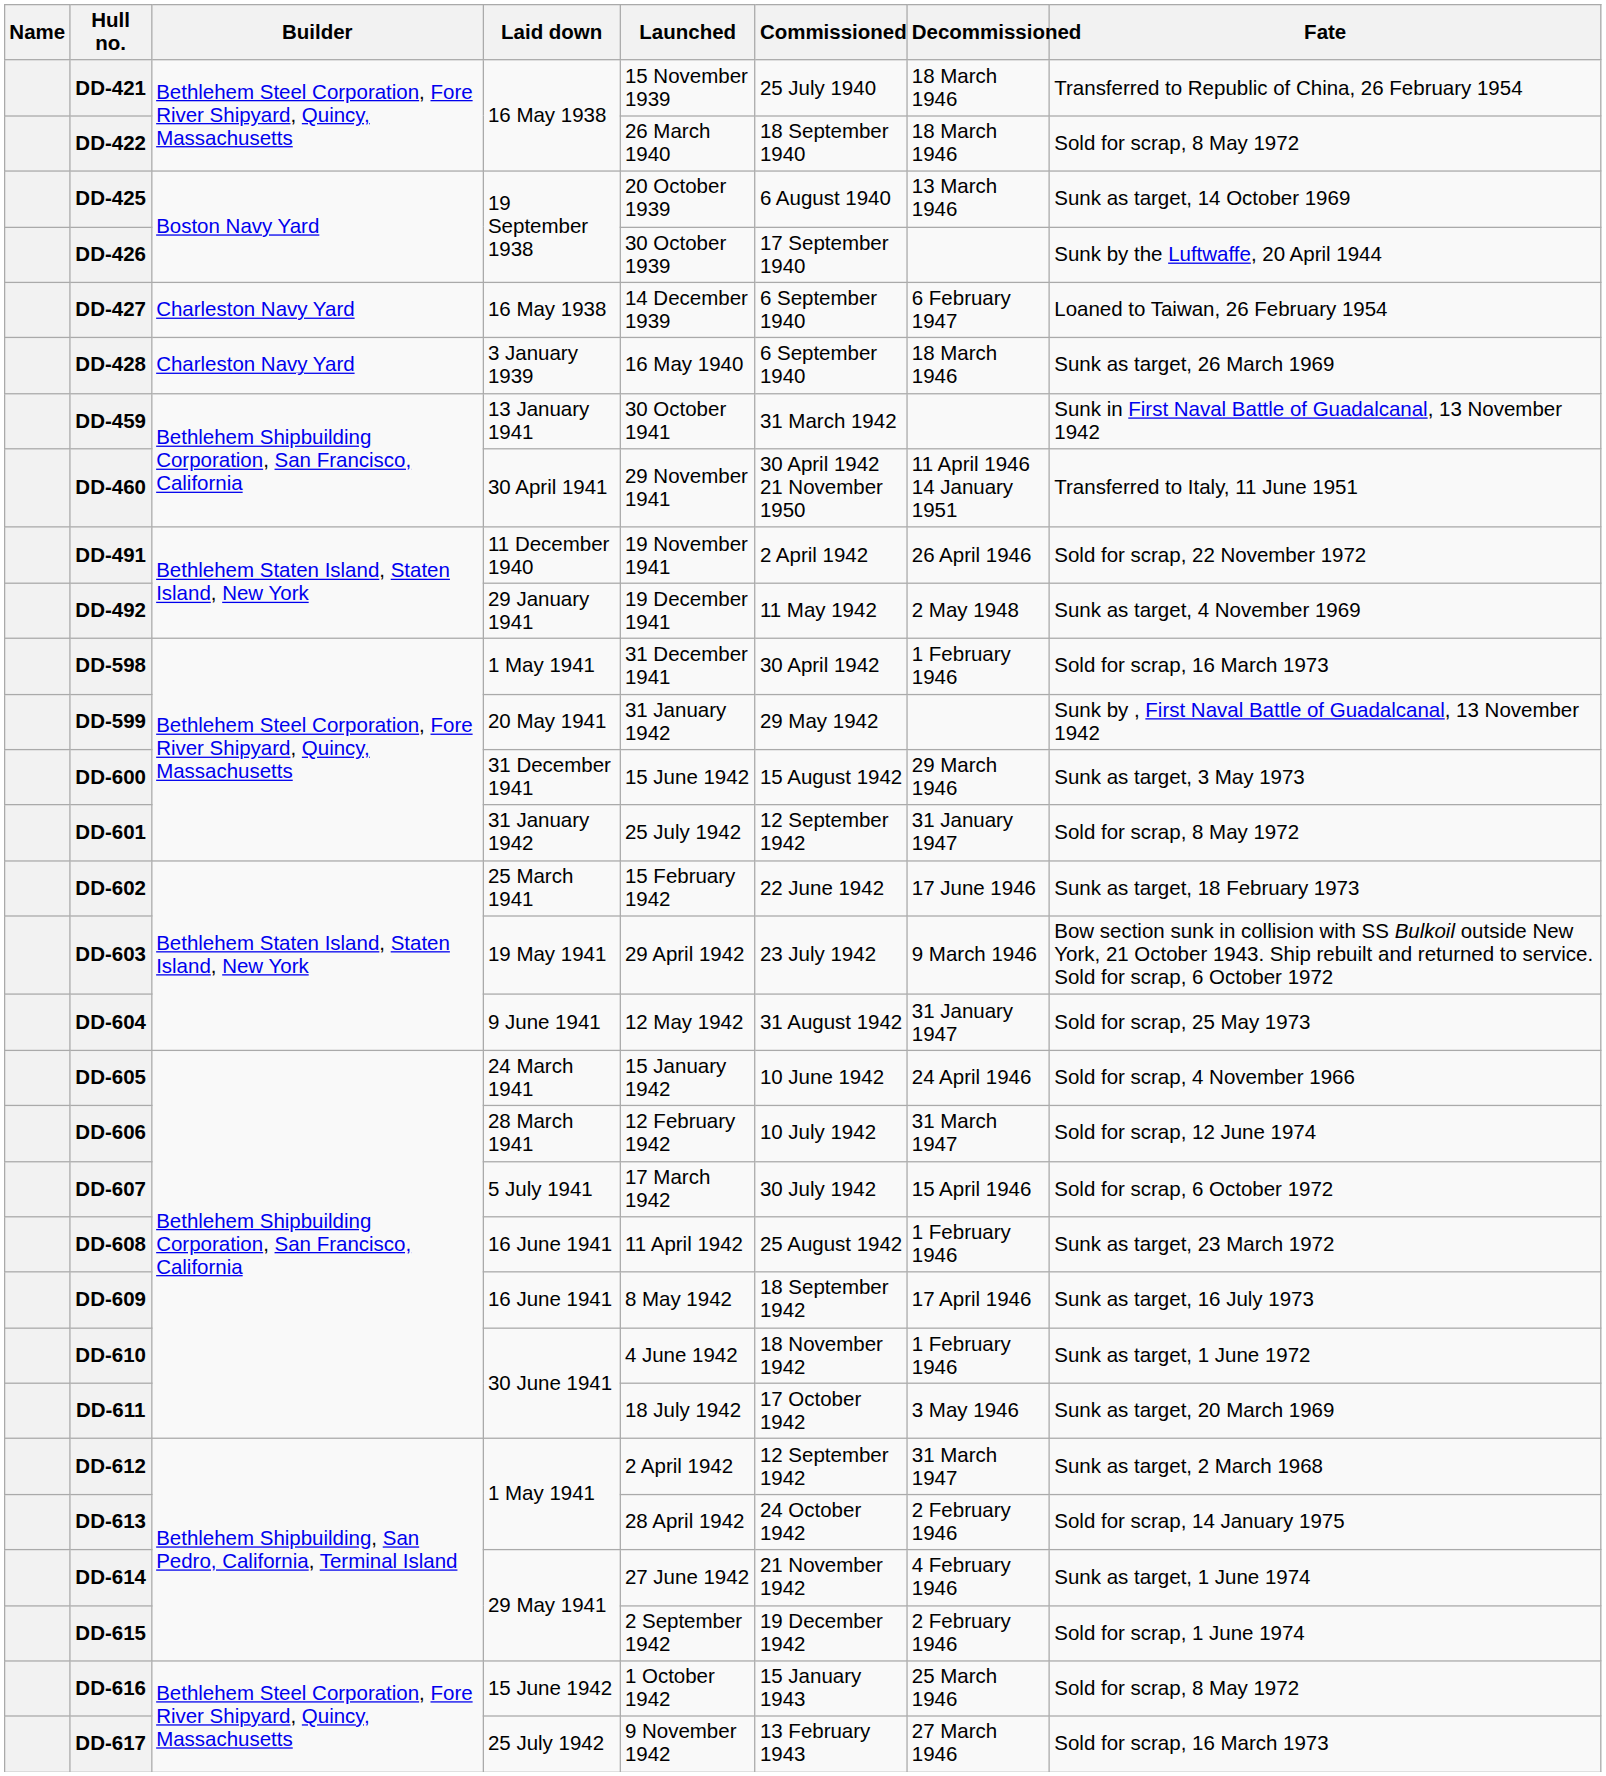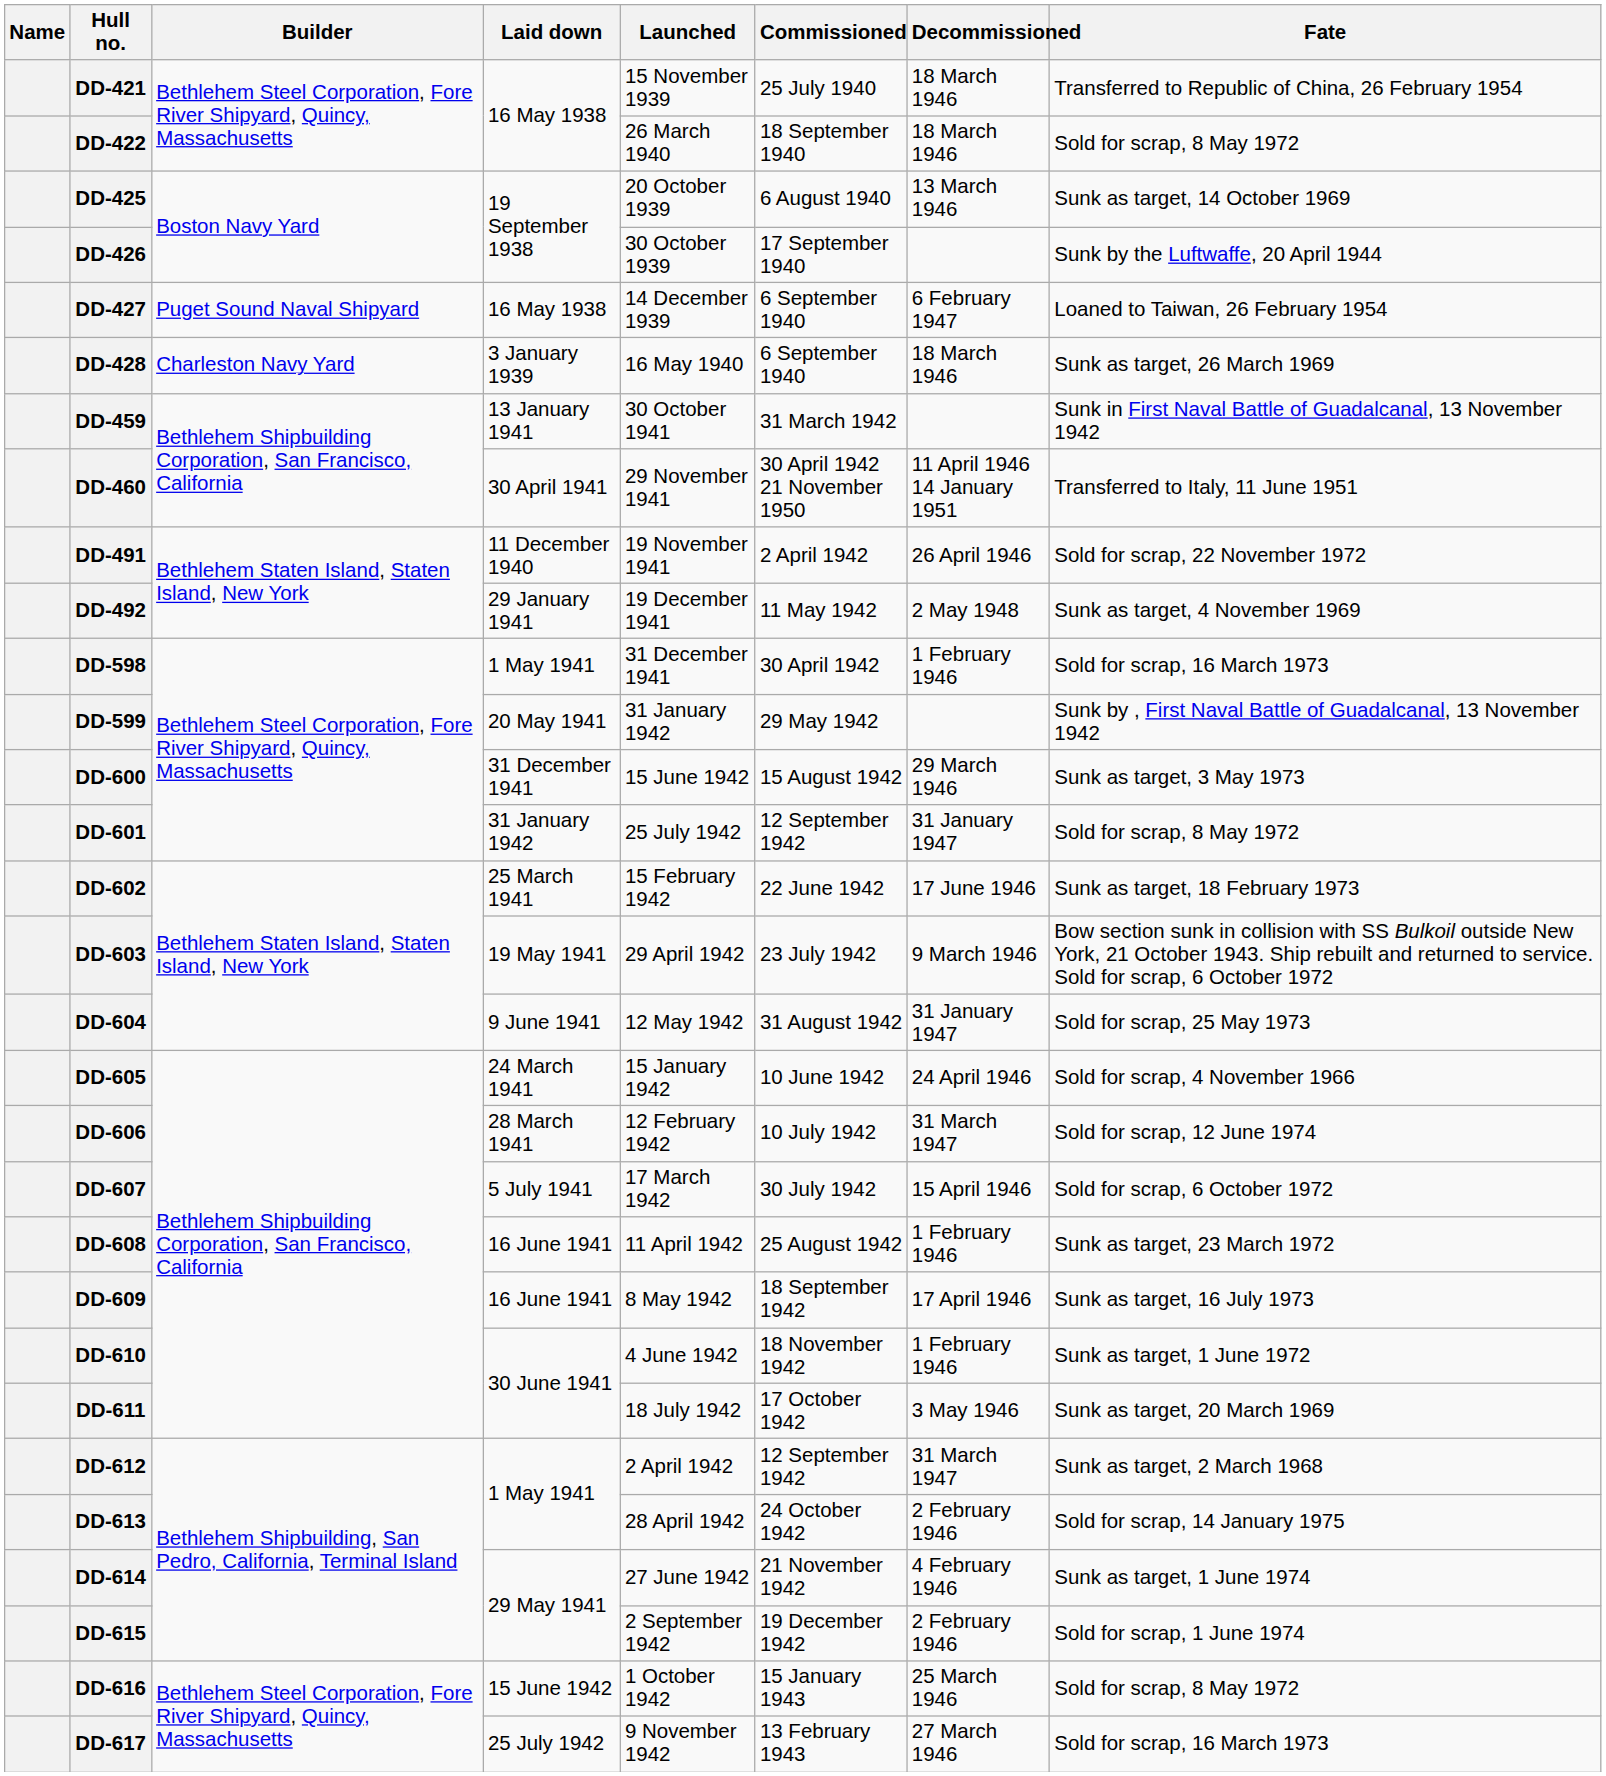(255, 309) Charleston Navy Yard -> (288, 309) Puget Sound Naval Shipyard
